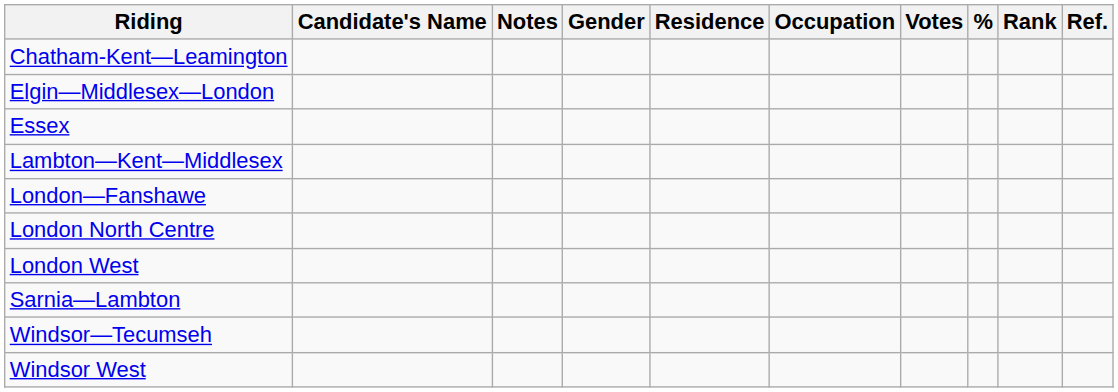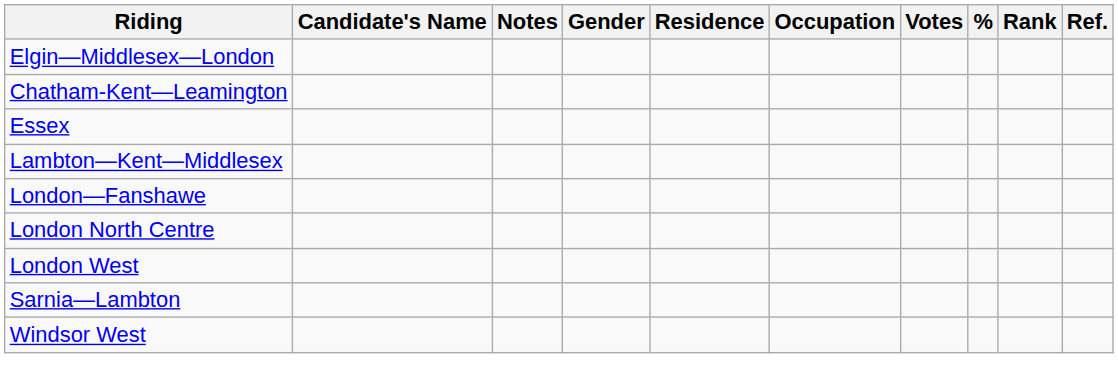rows swapped: (149, 56) <-> (142, 91)
- row: (111, 334)
